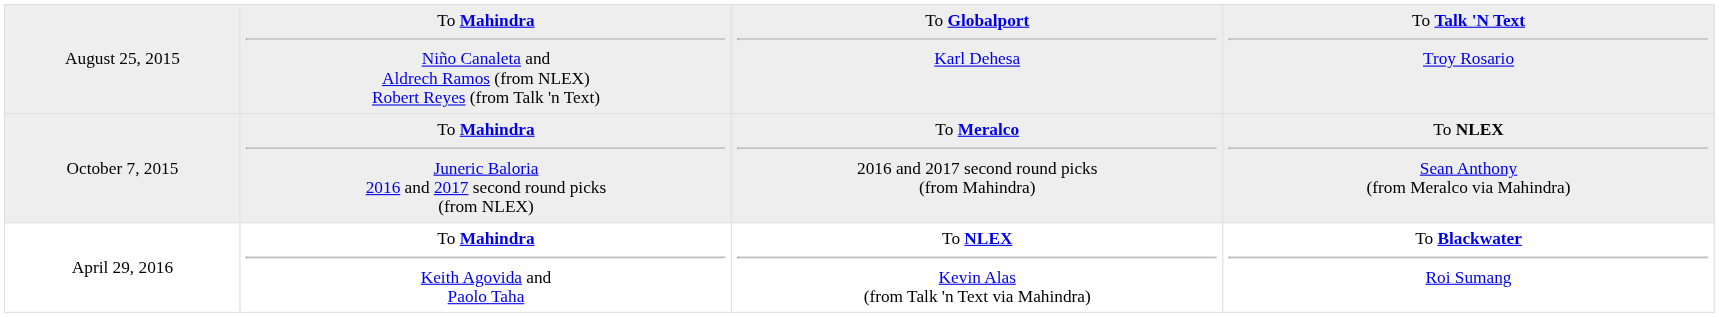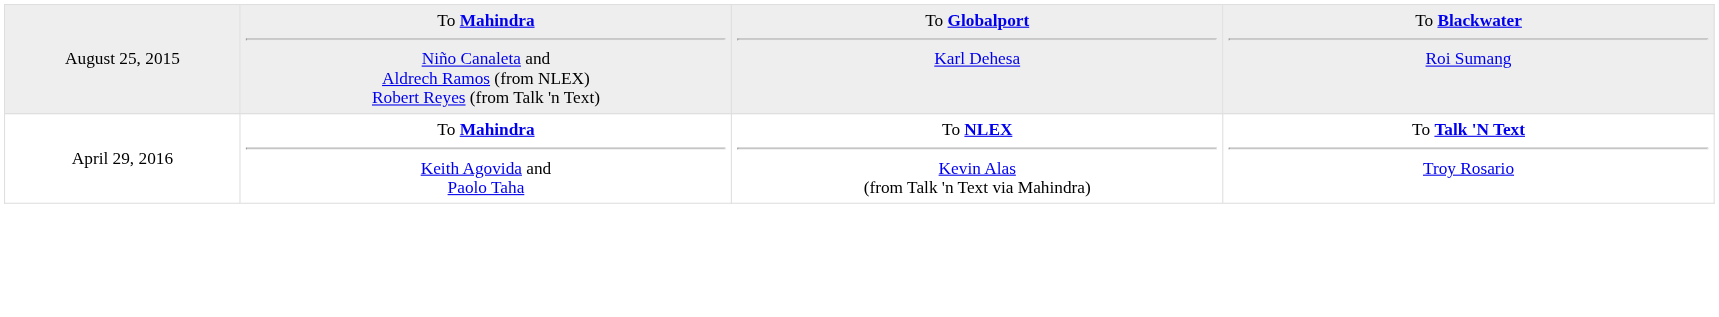(1469, 39) To Talk 'N Text Troy Rosario -> (1469, 39) To Blackwater Roi Sumang
- row: (122, 168)
(1469, 257) To Blackwater Roi Sumang -> (1469, 148) To Talk 'N Text Troy Rosario
